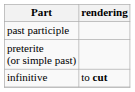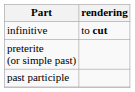rows swapped: (27, 78) <-> (38, 30)
